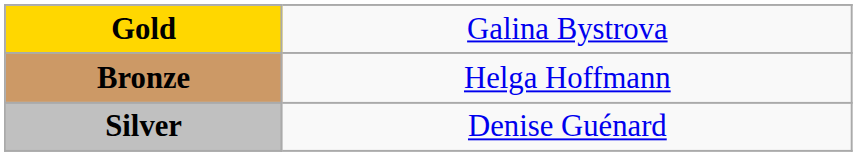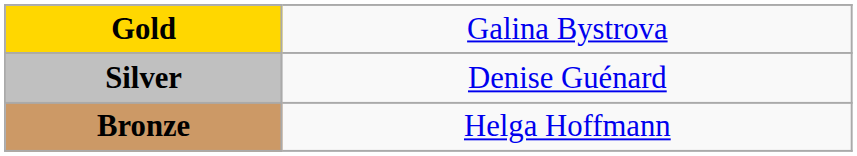rows swapped: (144, 126) <-> (144, 77)
